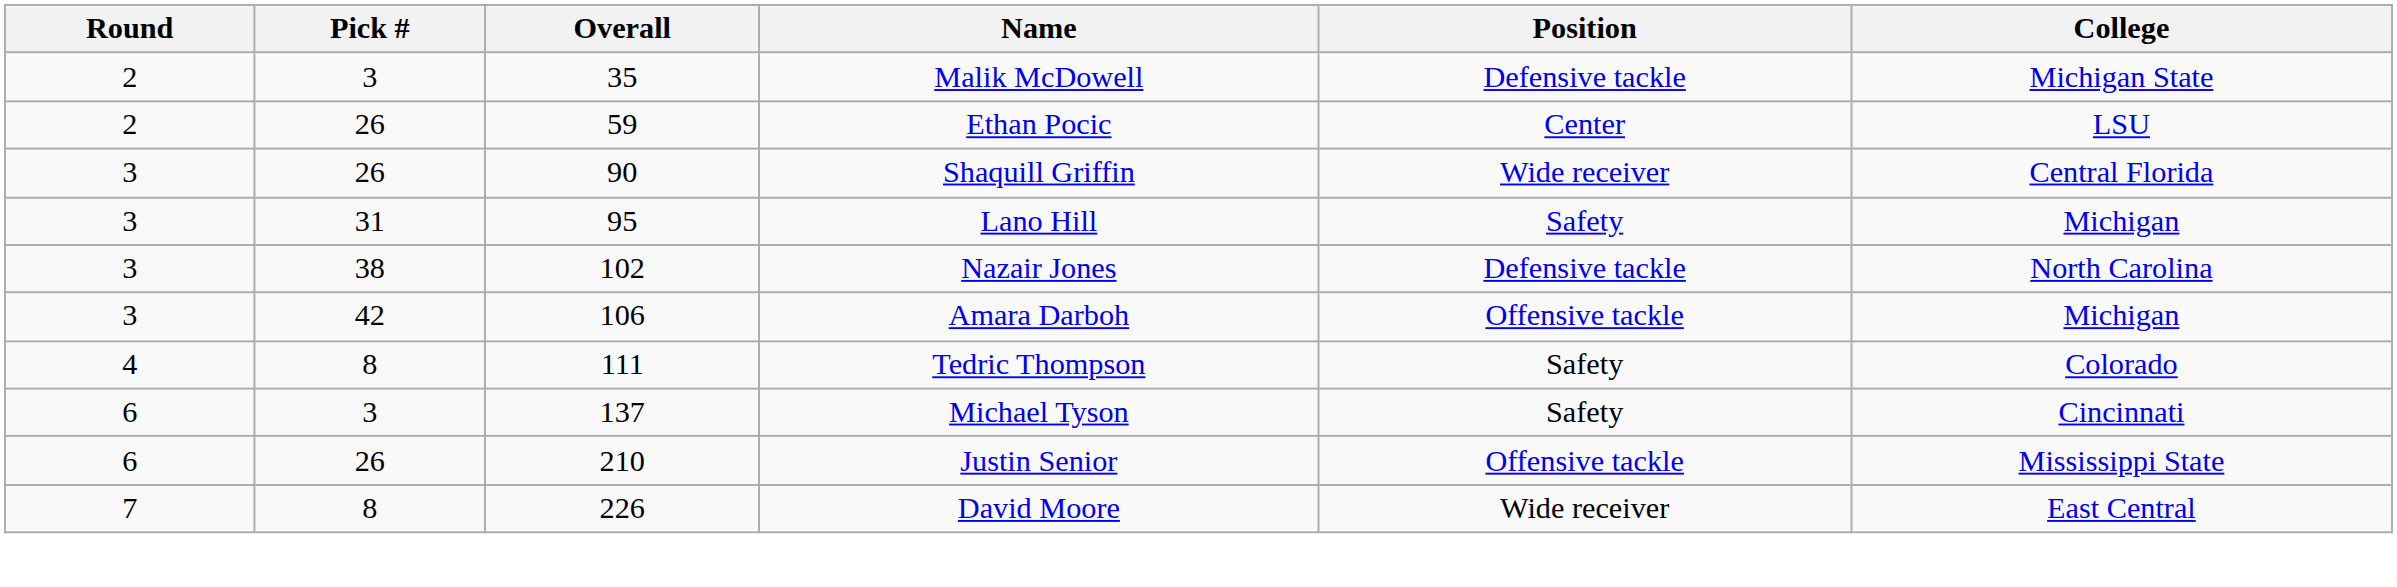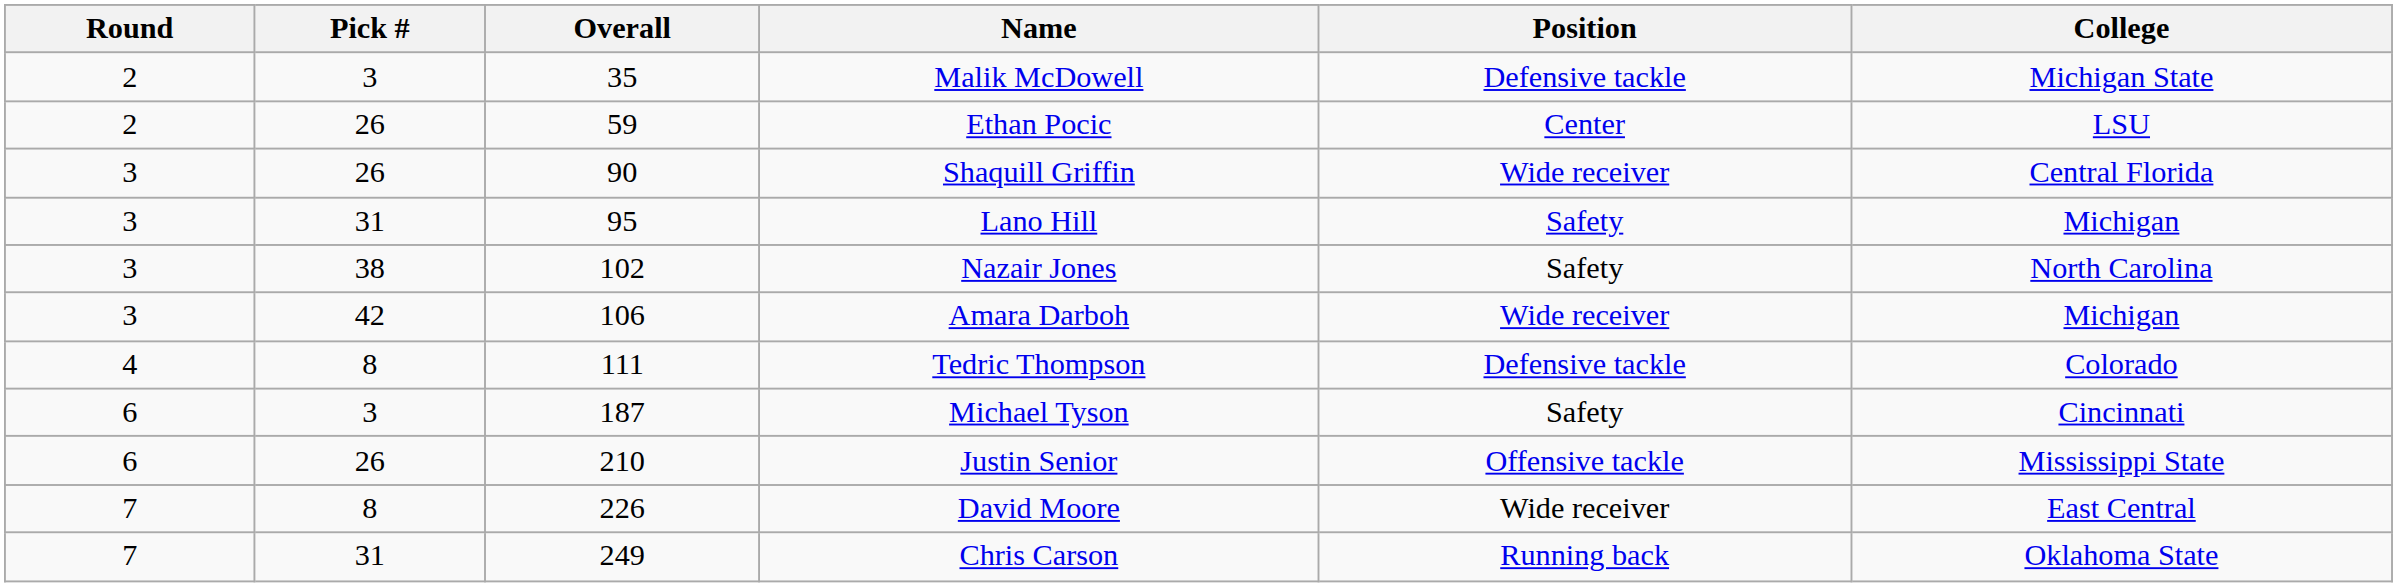(1585, 268) Defensive tackle -> (1585, 268) Safety
(1585, 316) Offensive tackle -> (1585, 316) Wide receiver
(1585, 364) Safety -> (1585, 364) Defensive tackle
(622, 412) 137 -> (622, 412) 187
+ row: (1039, 556)
